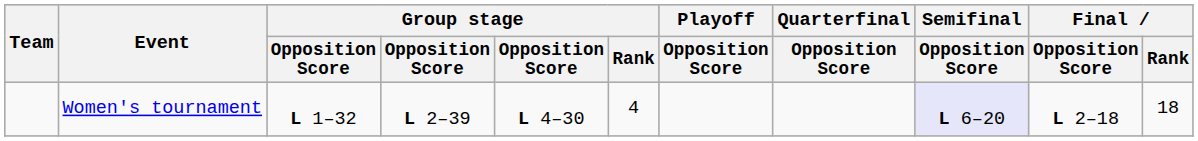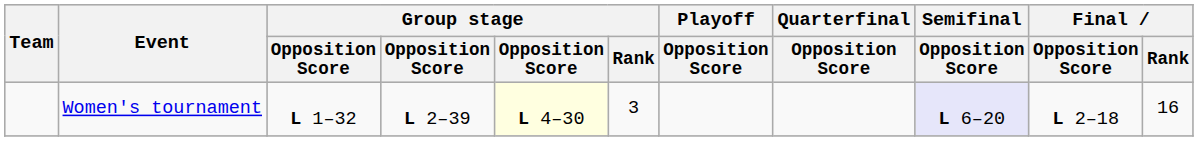(551, 120) no background -> (551, 120) lightyellow background
(634, 109) 4 -> (634, 109) 3
(1168, 109) 18 -> (1168, 109) 16
